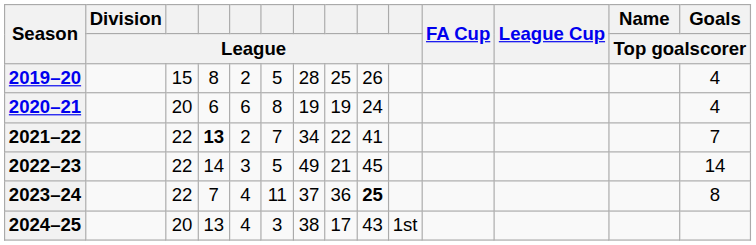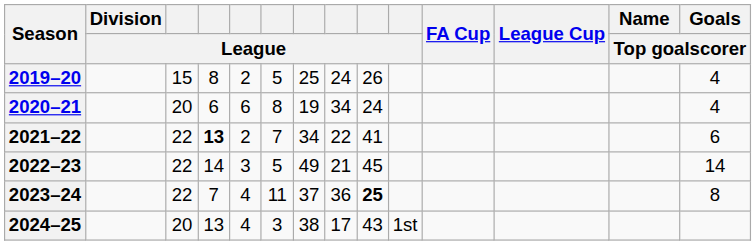(309, 78) 28 -> (309, 78) 25
(341, 78) 25 -> (341, 78) 24
(341, 107) 19 -> (341, 107) 34
(715, 136) 7 -> (715, 136) 6
